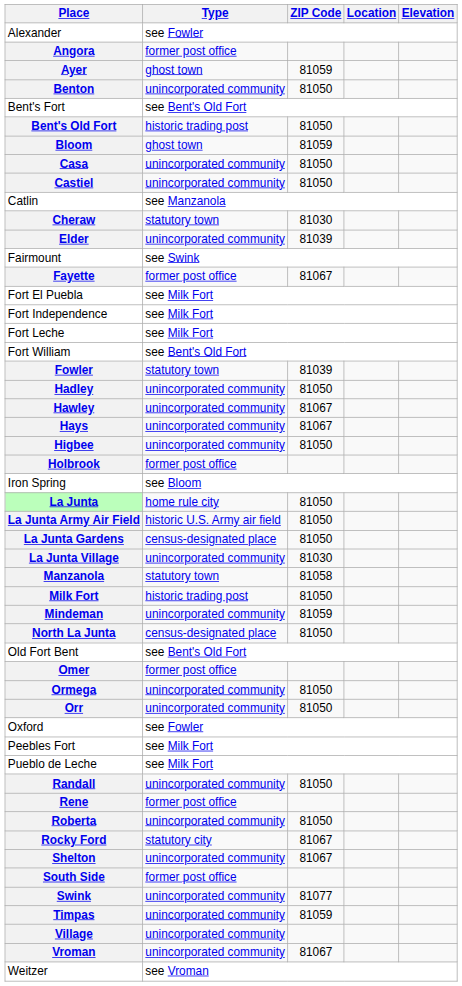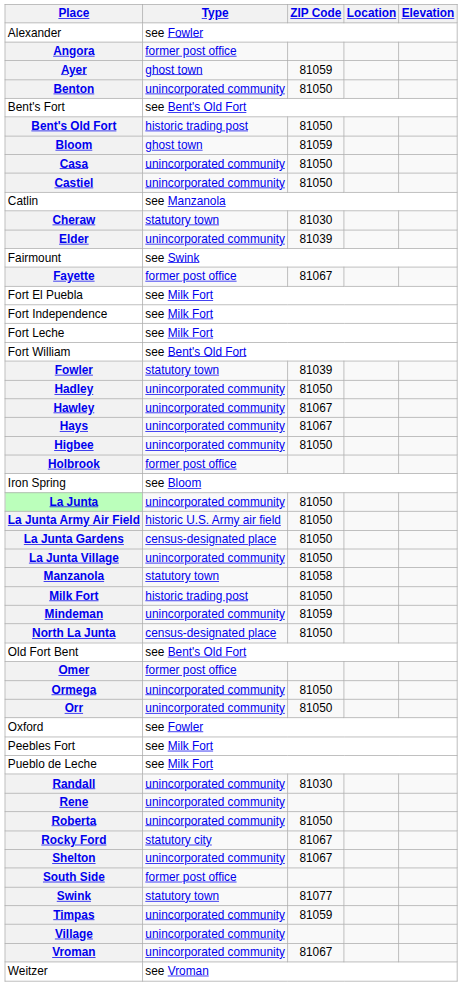(182, 502) home rule city -> (215, 502) unincorporated community
(316, 558) 81030 -> (316, 558) 81050
(316, 783) 81050 -> (316, 783) 81030
(191, 802) former post office -> (215, 802) unincorporated community
(215, 896) unincorporated community -> (182, 896) statutory town
